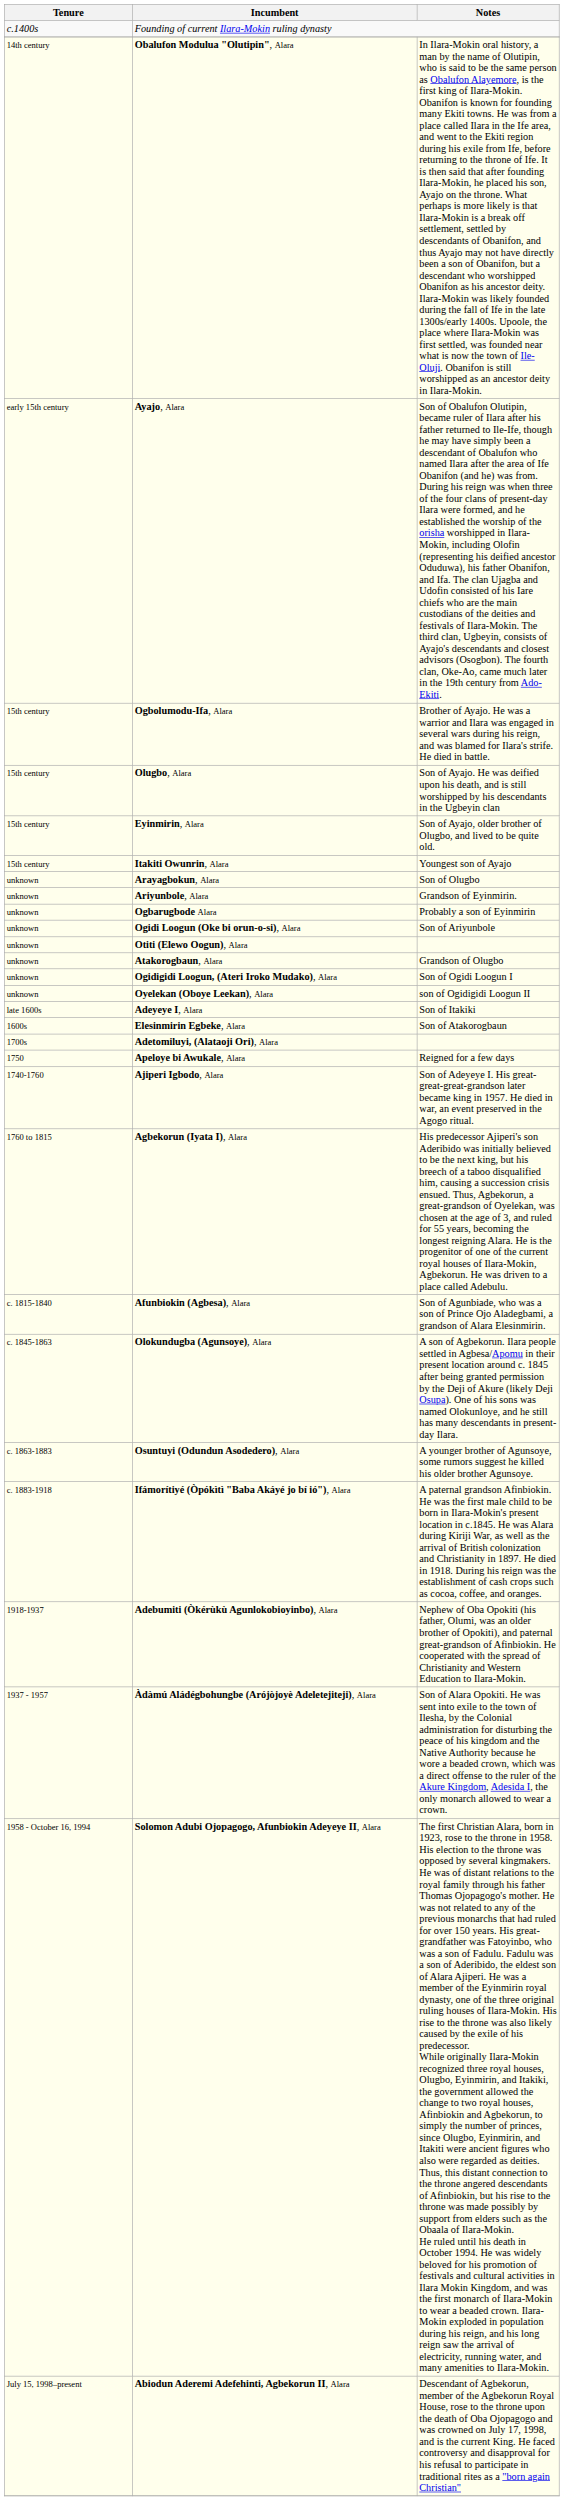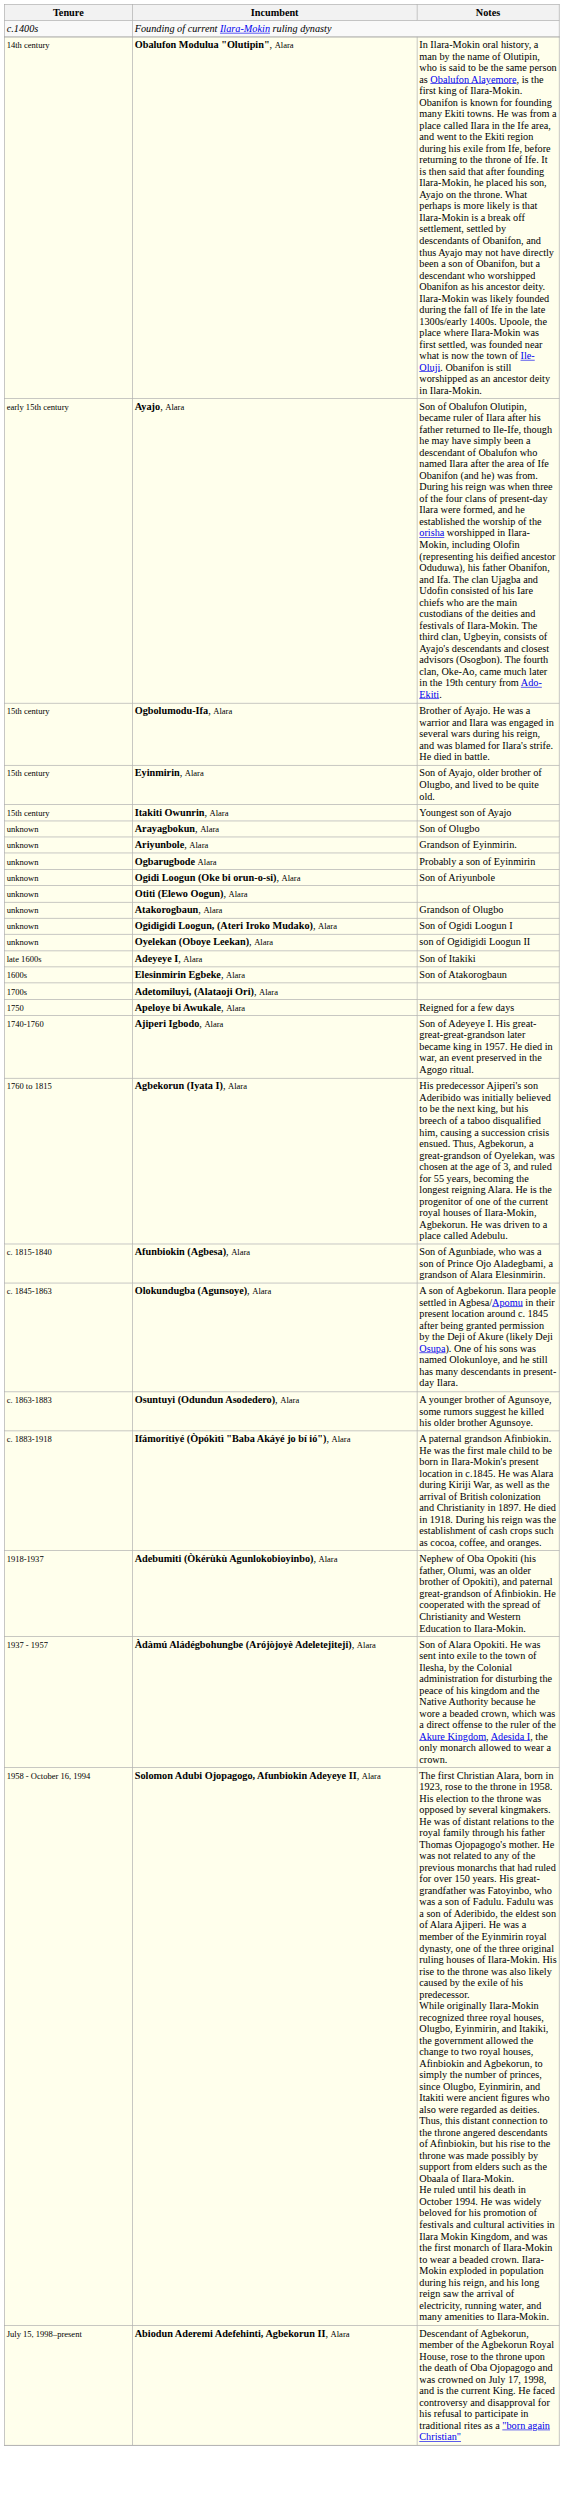- row: (163, 773)
